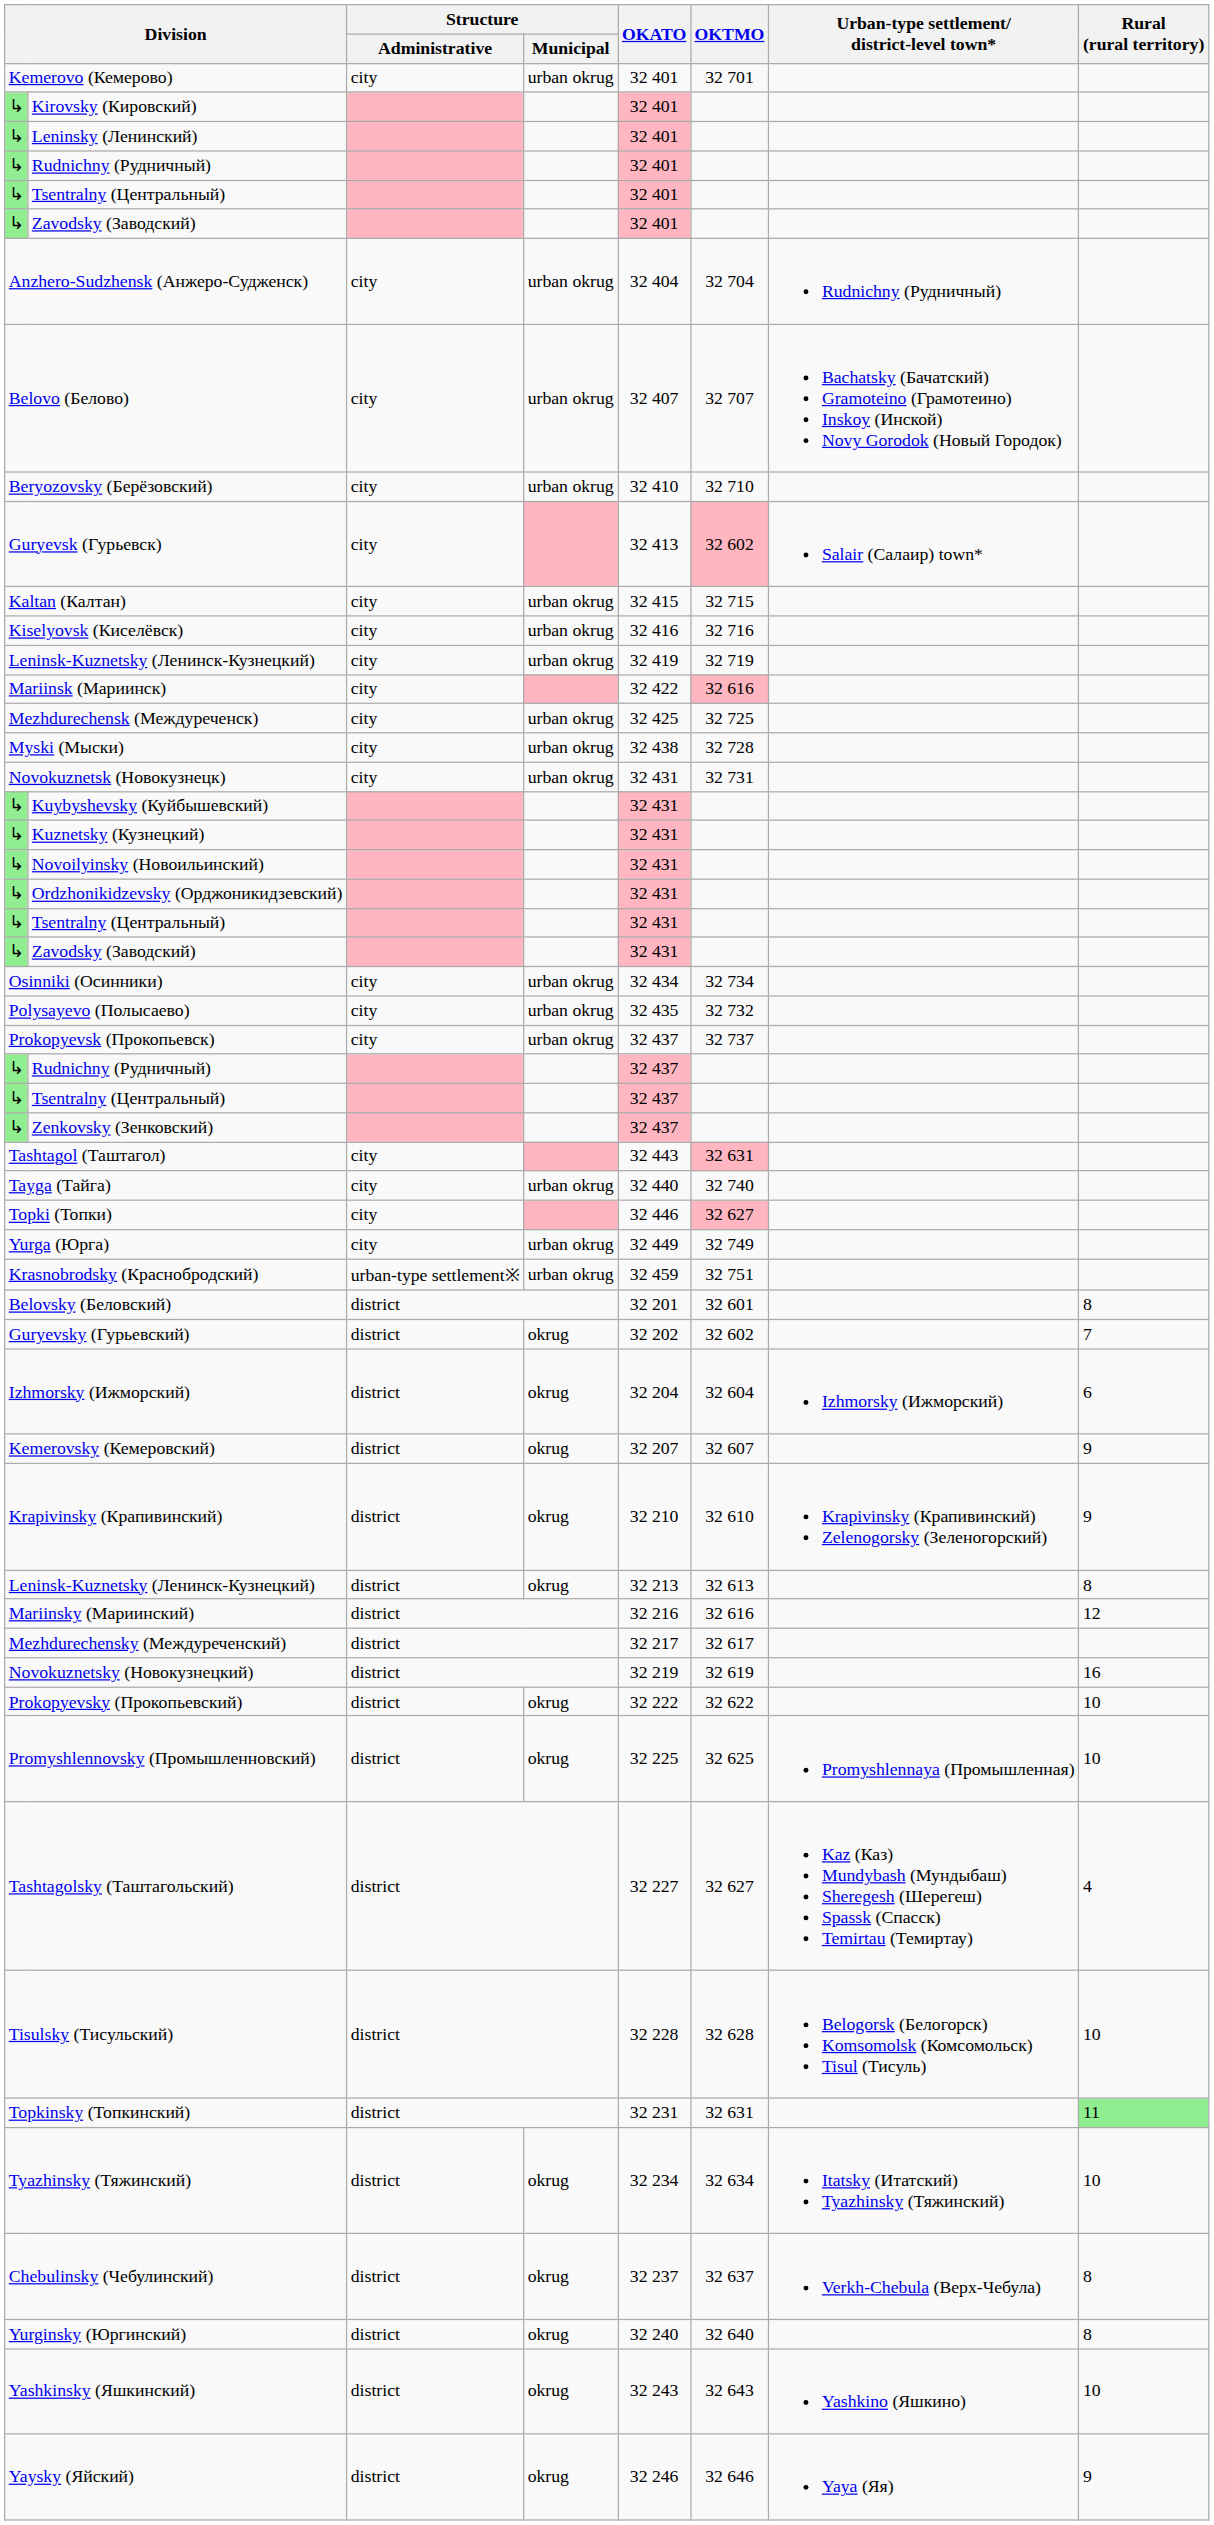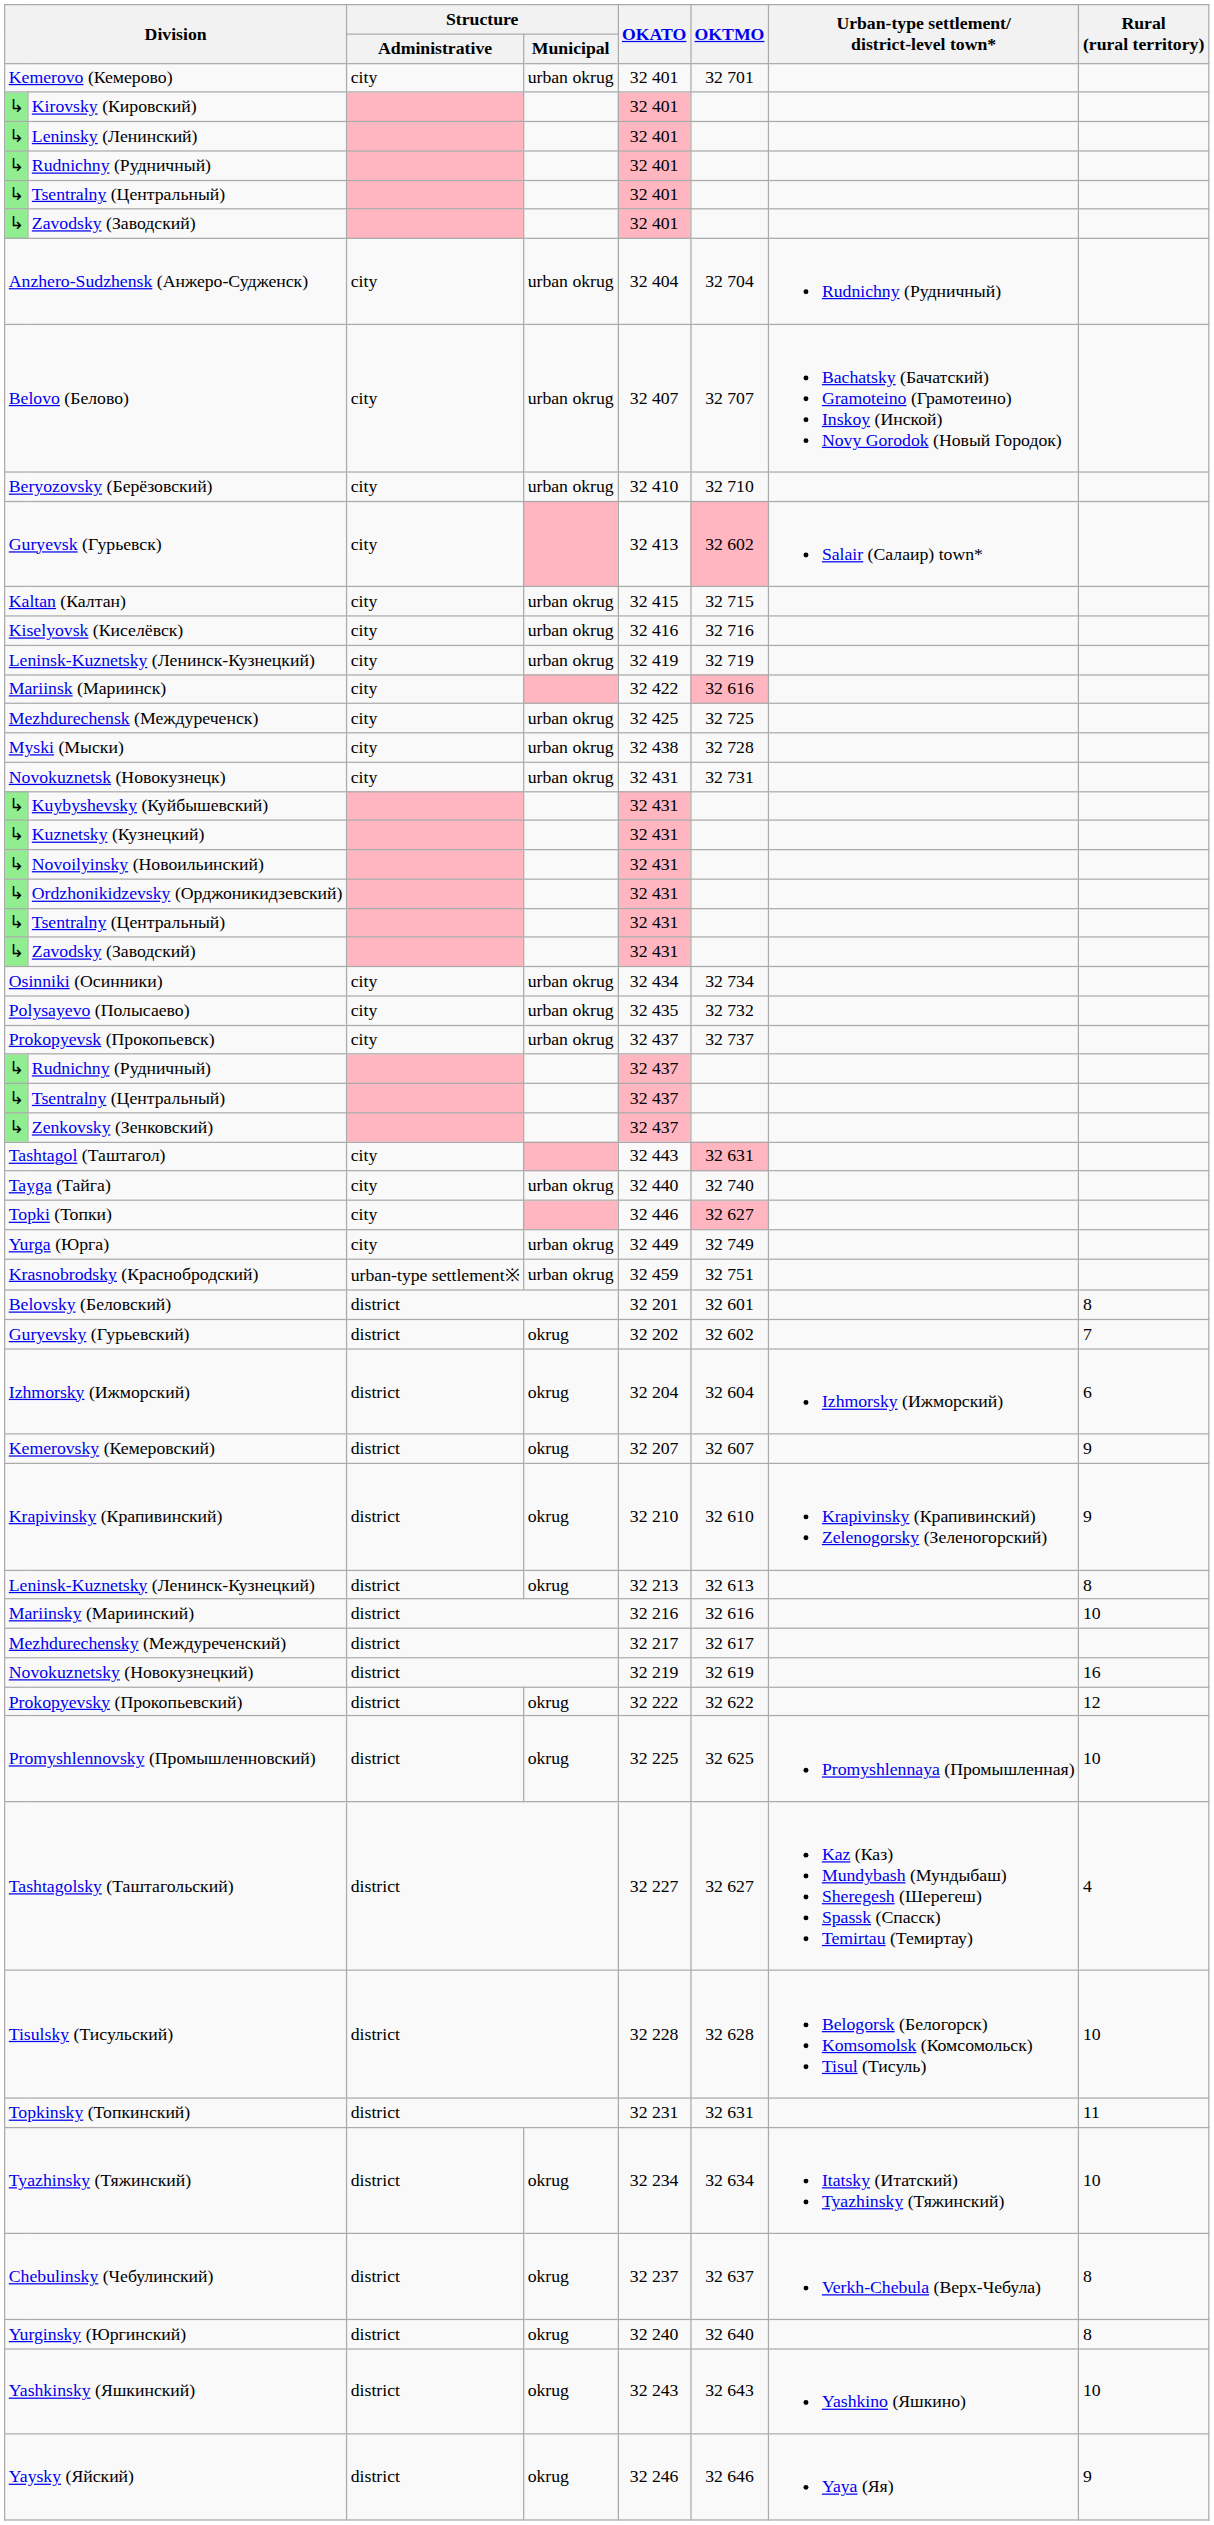(1092, 1614) 12 -> (1092, 1614) 10
(1092, 1701) 10 -> (1092, 1701) 12
(1091, 2112) lightgreen background -> (1091, 2112) no background
